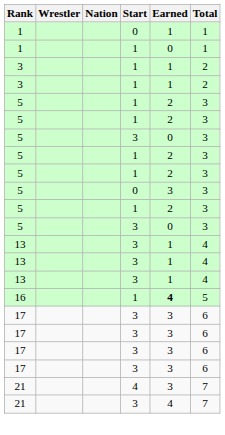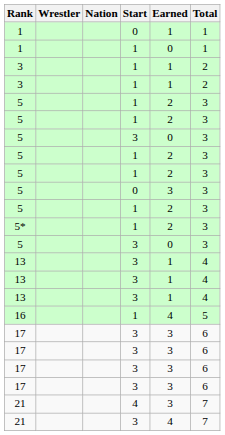+ row: (20, 226)
(170, 297) bold -> (170, 315) normal
